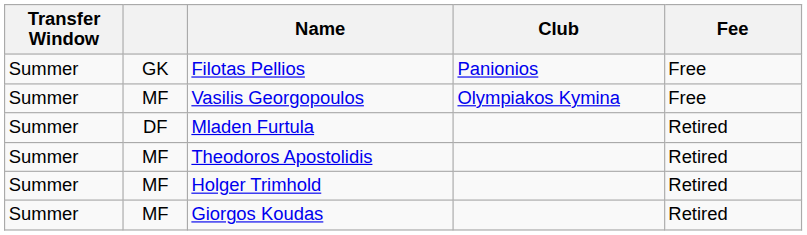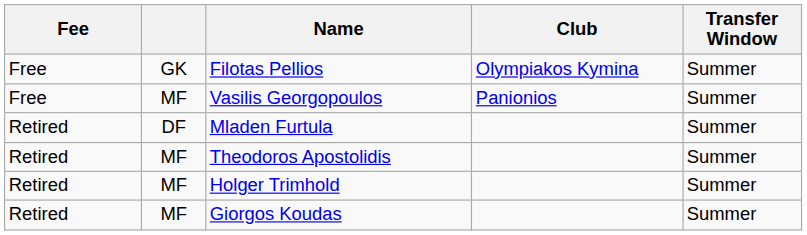columns swapped: (64, 29) <-> (733, 29)
(498, 68) Panionios -> (557, 68) Olympiakos Kymina
(539, 98) Olympiakos Kymina -> (516, 98) Panionios
